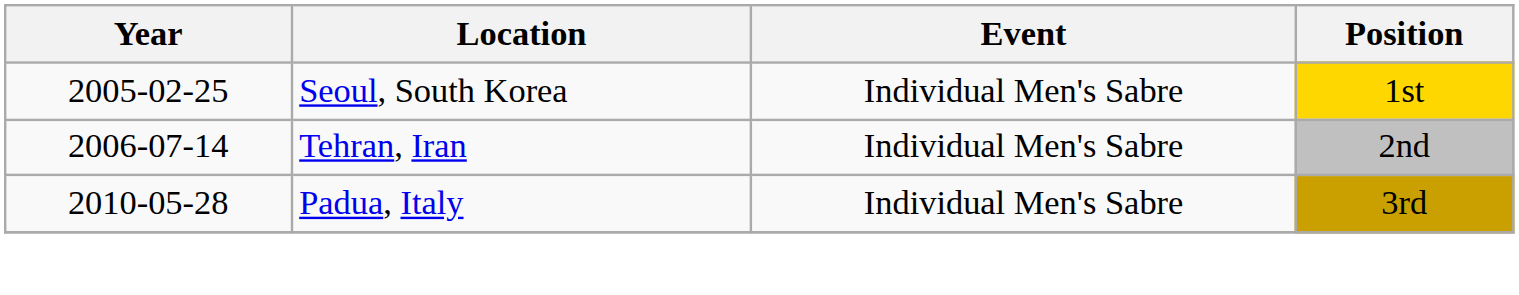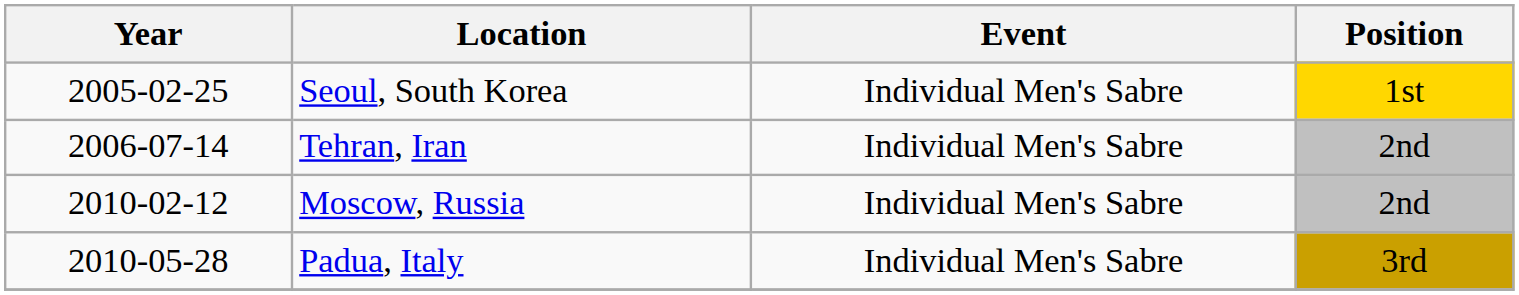+ row: (412, 203)
